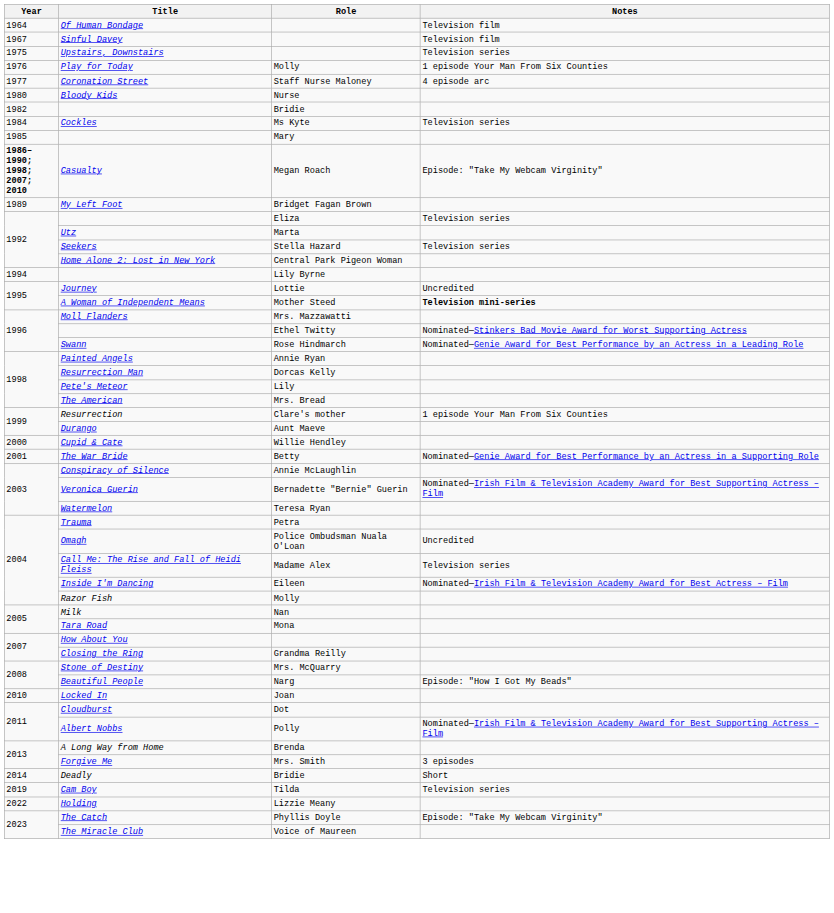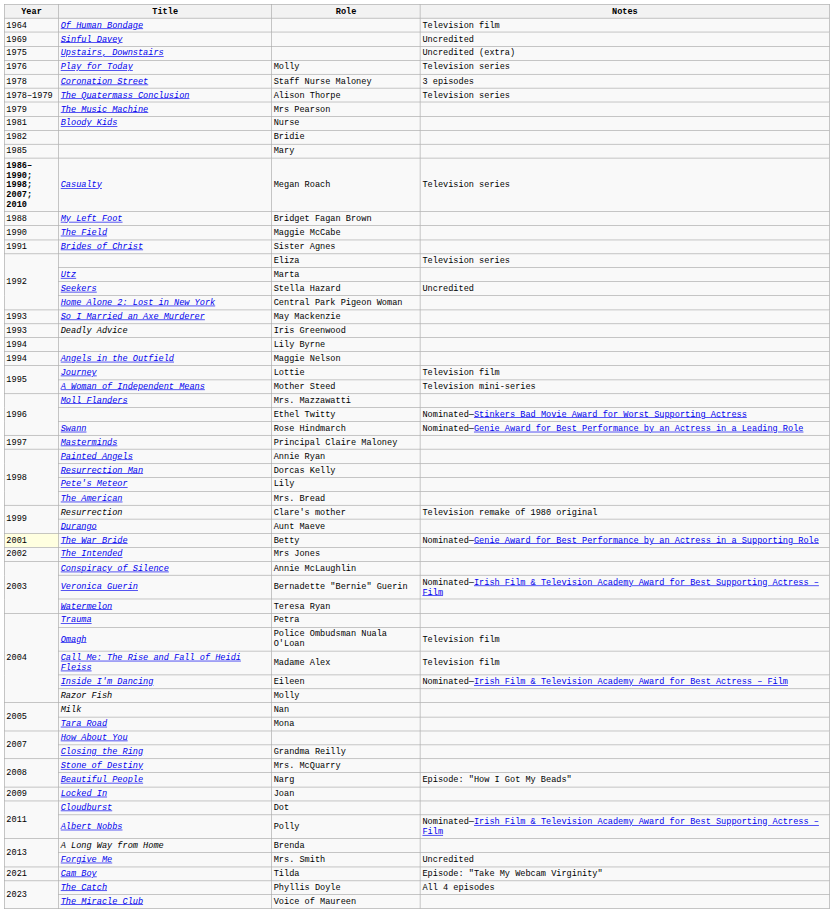(17, 39) 1967 -> (17, 39) 1969
(461, 39) Television film -> (448, 39) Uncredited
(466, 53) Television series -> (469, 53) Uncredited (extra)
(515, 67) 1 episode Your Man From Six Counties -> (466, 67) Television series
(17, 81) 1977 -> (17, 81) 1978
(456, 81) 4 episode arc -> (448, 81) 3 episodes
+ row: (125, 95)
+ row: (104, 109)
(17, 95) 1980 -> (17, 123) 1981
- row: (79, 123)
(513, 171) Episode: "Take My Webcam Virginity" -> (466, 185) Television series
(17, 205) 1989 -> (17, 219) 1988
+ row: (84, 233)
+ row: (102, 247)
(466, 247) Television series -> (448, 289) Uncredited
+ row: (133, 317)
+ row: (94, 331)
+ row: (117, 359)
(448, 289) Uncredited -> (461, 373) Television film
(479, 303) bold -> (479, 387) normal
+ row: (89, 442)
(515, 414) 1 episode Your Man From Six Counties -> (510, 512) Television remake of 1980 original
- row: (92, 442)
(17, 456) no background -> (17, 540) lightyellow background
+ row: (92, 554)
(448, 541) Uncredited -> (461, 639) Television film
(466, 565) Television series -> (461, 663) Television film
(17, 696) 2010 -> (17, 794) 2009
(448, 762) 3 episodes -> (448, 860) Uncredited
- row: (76, 776)
(17, 790) 2019 -> (17, 874) 2021
(466, 790) Television series -> (513, 874) Episode: "Take My Webcam Virginity"
- row: (79, 804)
(513, 818) Episode: "Take My Webcam Virginity" -> (458, 888) All 4 episodes
